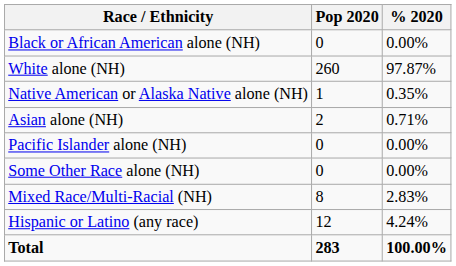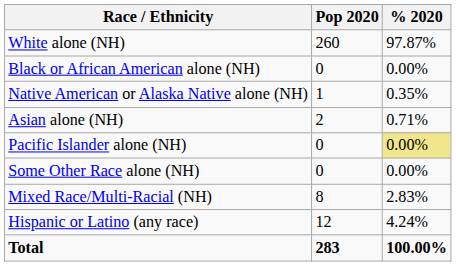rows swapped: (67, 68) <-> (134, 42)
(407, 145) no background -> (407, 145) khaki background
